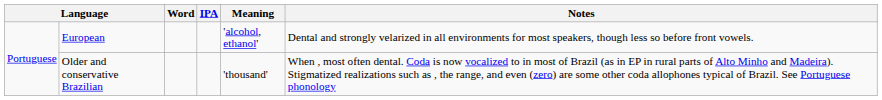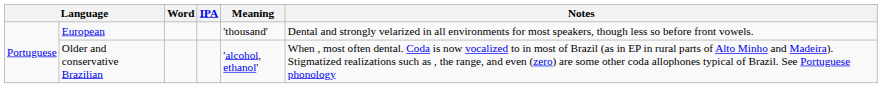(242, 37) 'alcohol, ethanol' -> (246, 31) 'thousand'
(246, 74) 'thousand' -> (242, 61) 'alcohol, ethanol'
